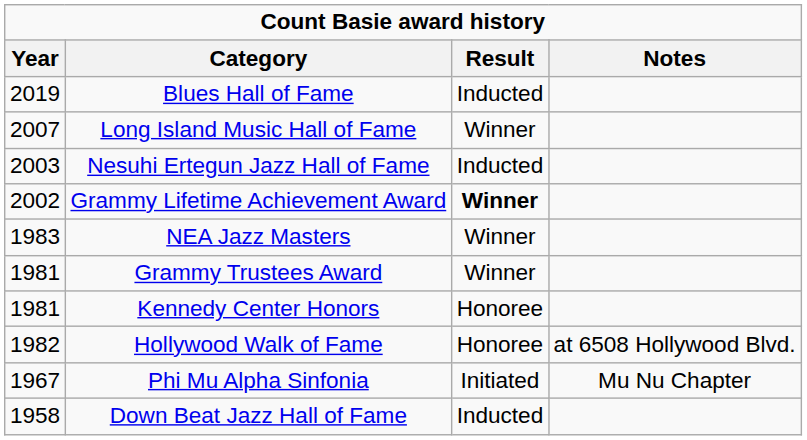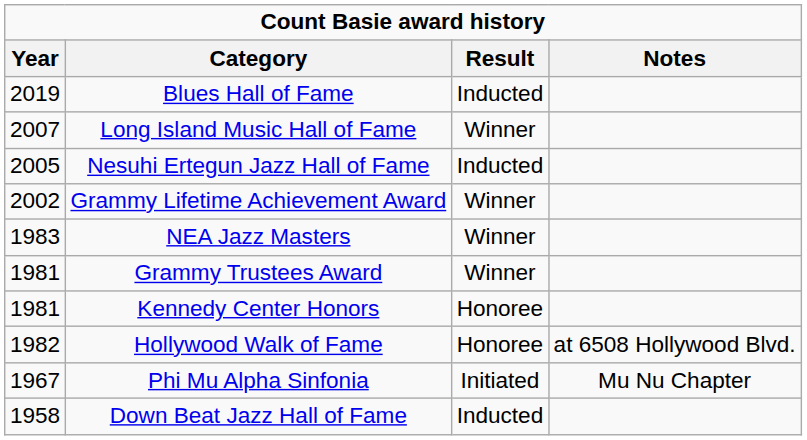(35, 165) 2003 -> (35, 165) 2005
(500, 201) bold -> (500, 201) normal
